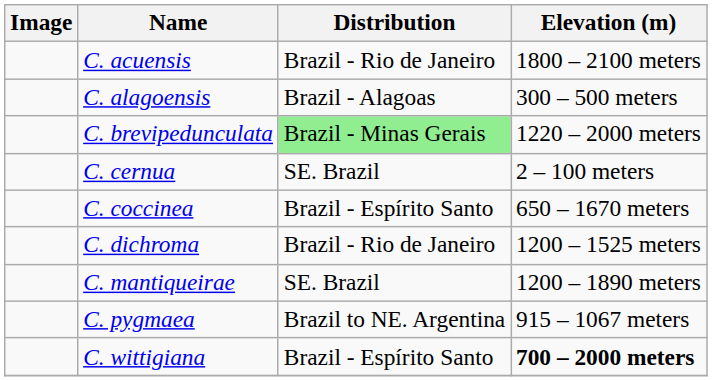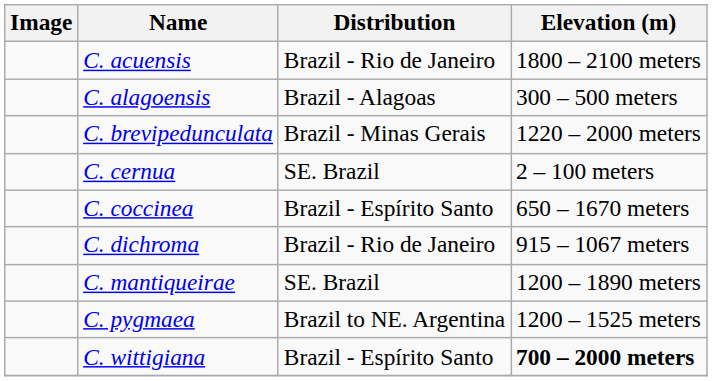(385, 134) lightgreen background -> (385, 134) no background
(608, 245) 1200 – 1525 meters -> (603, 245) 915 – 1067 meters
(603, 319) 915 – 1067 meters -> (608, 319) 1200 – 1525 meters
